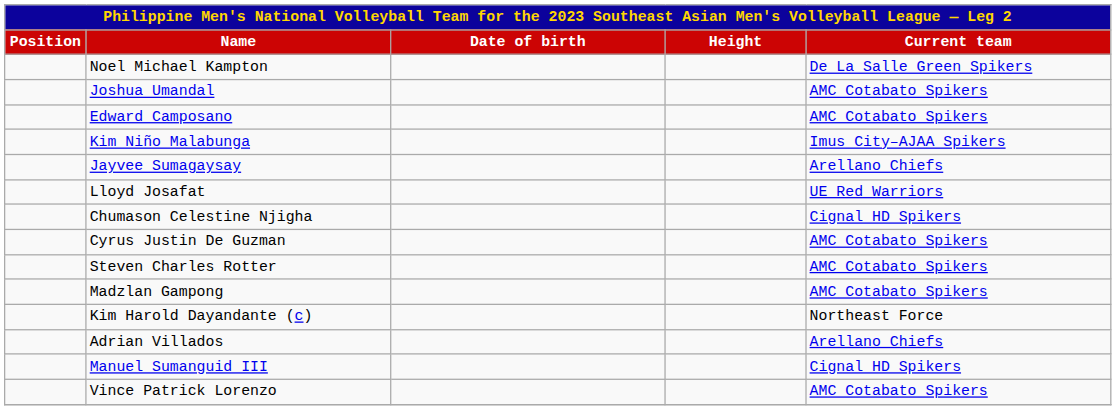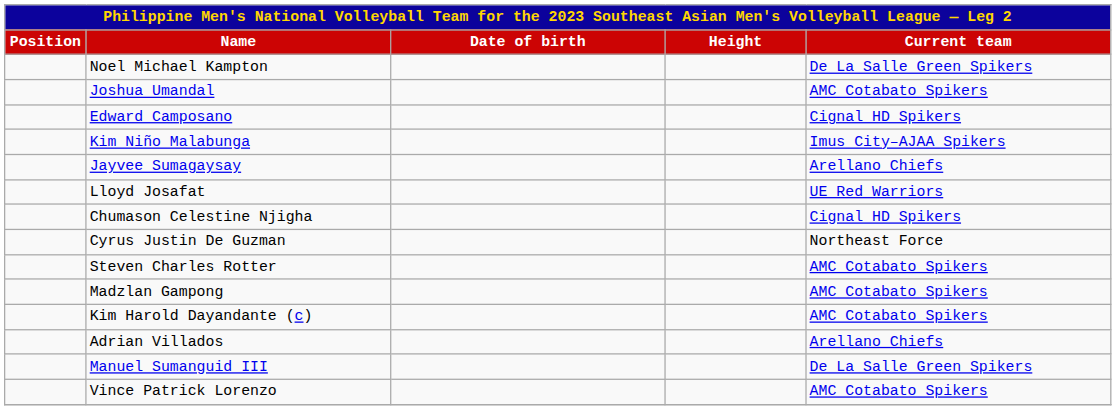(899, 117) AMC Cotabato Spikers -> (885, 117) Cignal HD Spikers
(899, 241) AMC Cotabato Spikers -> (876, 241) Northeast Force
(876, 316) Northeast Force -> (899, 316) AMC Cotabato Spikers
(885, 366) Cignal HD Spikers -> (921, 366) De La Salle Green Spikers
